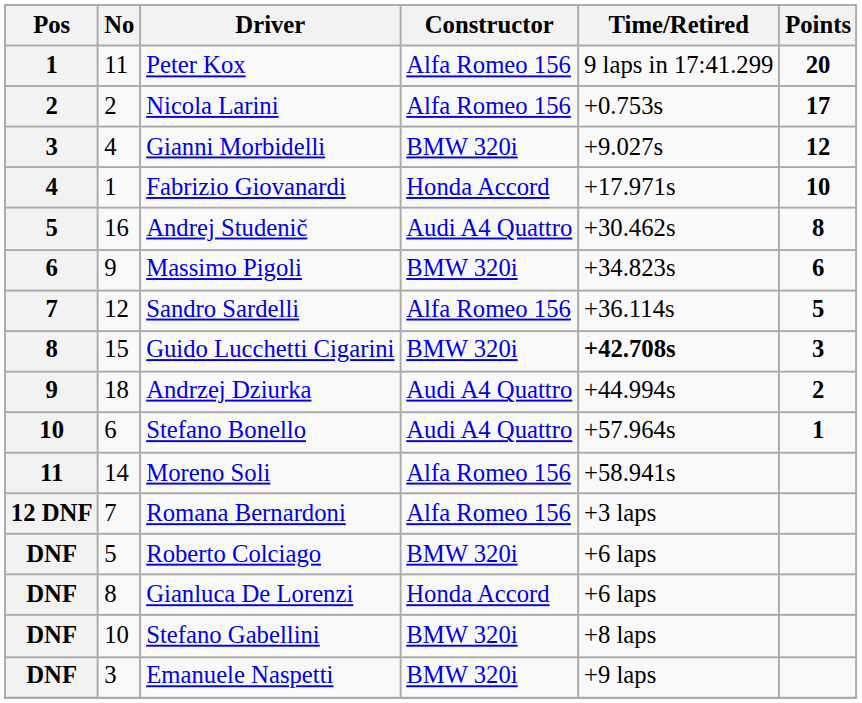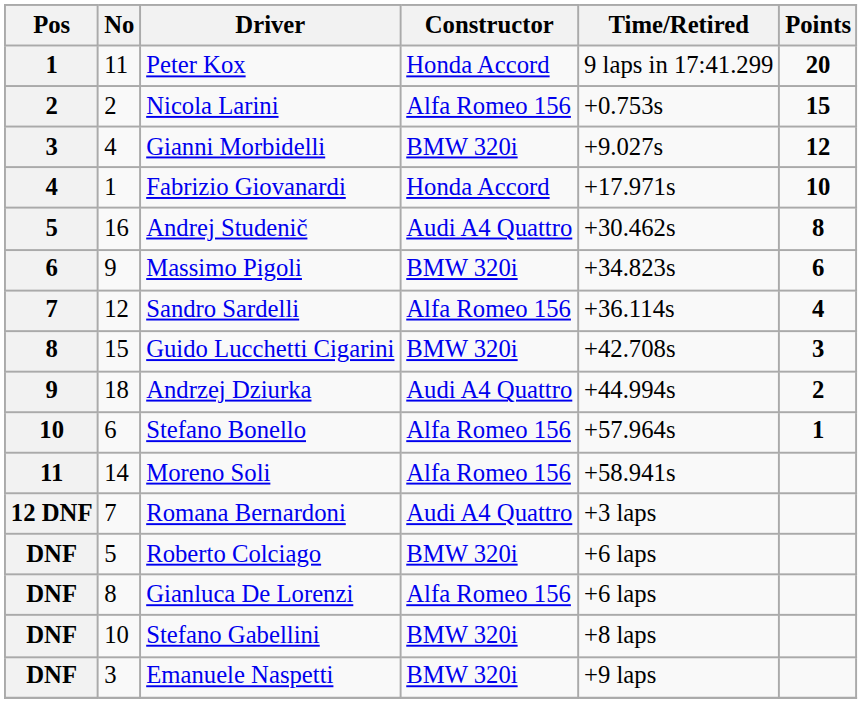(489, 65) Alfa Romeo 156 -> (478, 65) Honda Accord
(818, 106) 17 -> (818, 106) 15
(818, 309) 5 -> (818, 309) 4
(630, 350) bold -> (630, 350) normal
(489, 431) Audi A4 Quattro -> (489, 431) Alfa Romeo 156
(489, 513) Alfa Romeo 156 -> (489, 513) Audi A4 Quattro
(478, 594) Honda Accord -> (489, 594) Alfa Romeo 156
